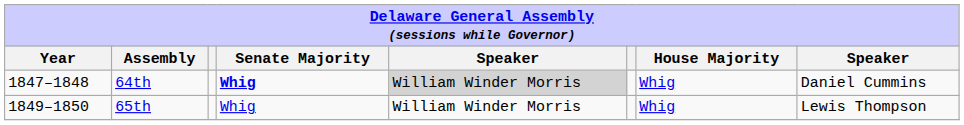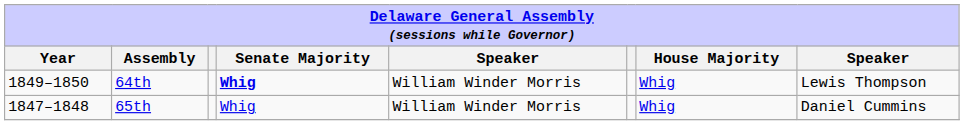(49, 83) 1847–1848 -> (49, 83) 1849–1850
(487, 83) lightgrey background -> (487, 83) no background
(864, 83) Daniel Cummins -> (864, 83) Lewis Thompson
(49, 107) 1849–1850 -> (49, 107) 1847–1848
(864, 107) Lewis Thompson -> (864, 107) Daniel Cummins
